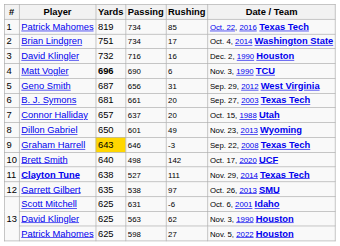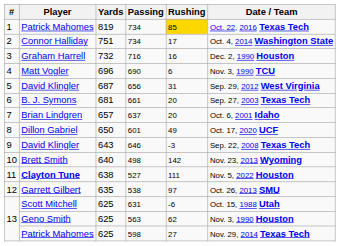(172, 28) no background -> (172, 28) gold background
(52, 42) Brian Lindgren -> (55, 42) Connor Halliday
(50, 56) David Klingler -> (53, 56) Graham Harrell
(106, 71) bold -> (106, 71) normal
(46, 86) Geno Smith -> (50, 86) David Klingler
(55, 116) Connor Halliday -> (52, 116) Brian Lindgren
(245, 116) Oct. 15, 1988 Utah -> (245, 116) Oct. 6, 2001 Idaho
(256, 130) Nov. 23, 2013 Wyoming -> (244, 130) Oct. 17, 2020 UCF
(53, 145) Graham Harrell -> (50, 145) David Klingler
(106, 145) gold background -> (106, 145) no background
(244, 160) Oct. 17, 2020 UCF -> (256, 160) Nov. 23, 2013 Wyoming
(260, 175) Nov. 29, 2014 Texas Tech -> (252, 175) Nov. 5, 2022 Houston
(245, 204) Oct. 6, 2001 Idaho -> (245, 204) Oct. 15, 1988 Utah
(50, 219) David Klingler -> (46, 219) Geno Smith
(252, 234) Nov. 5, 2022 Houston -> (260, 234) Nov. 29, 2014 Texas Tech
